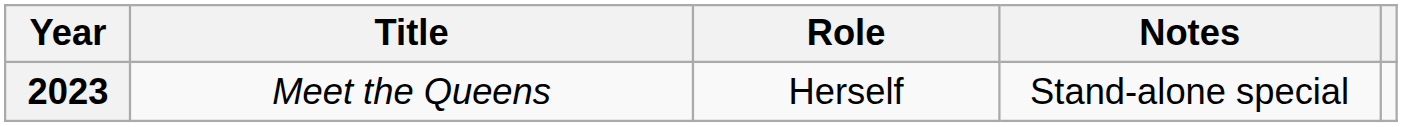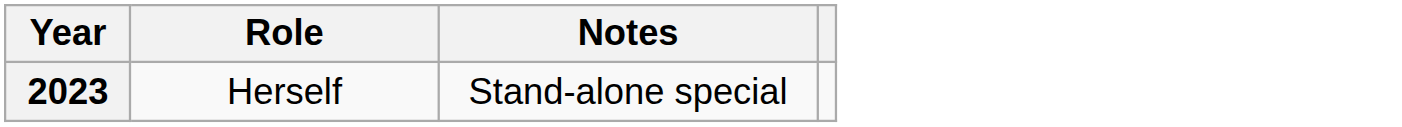- column: (412, 33)
